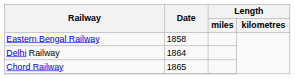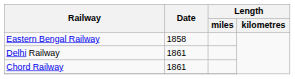(176, 53) 1864 -> (176, 53) 1861
(176, 67) 1865 -> (176, 67) 1861
